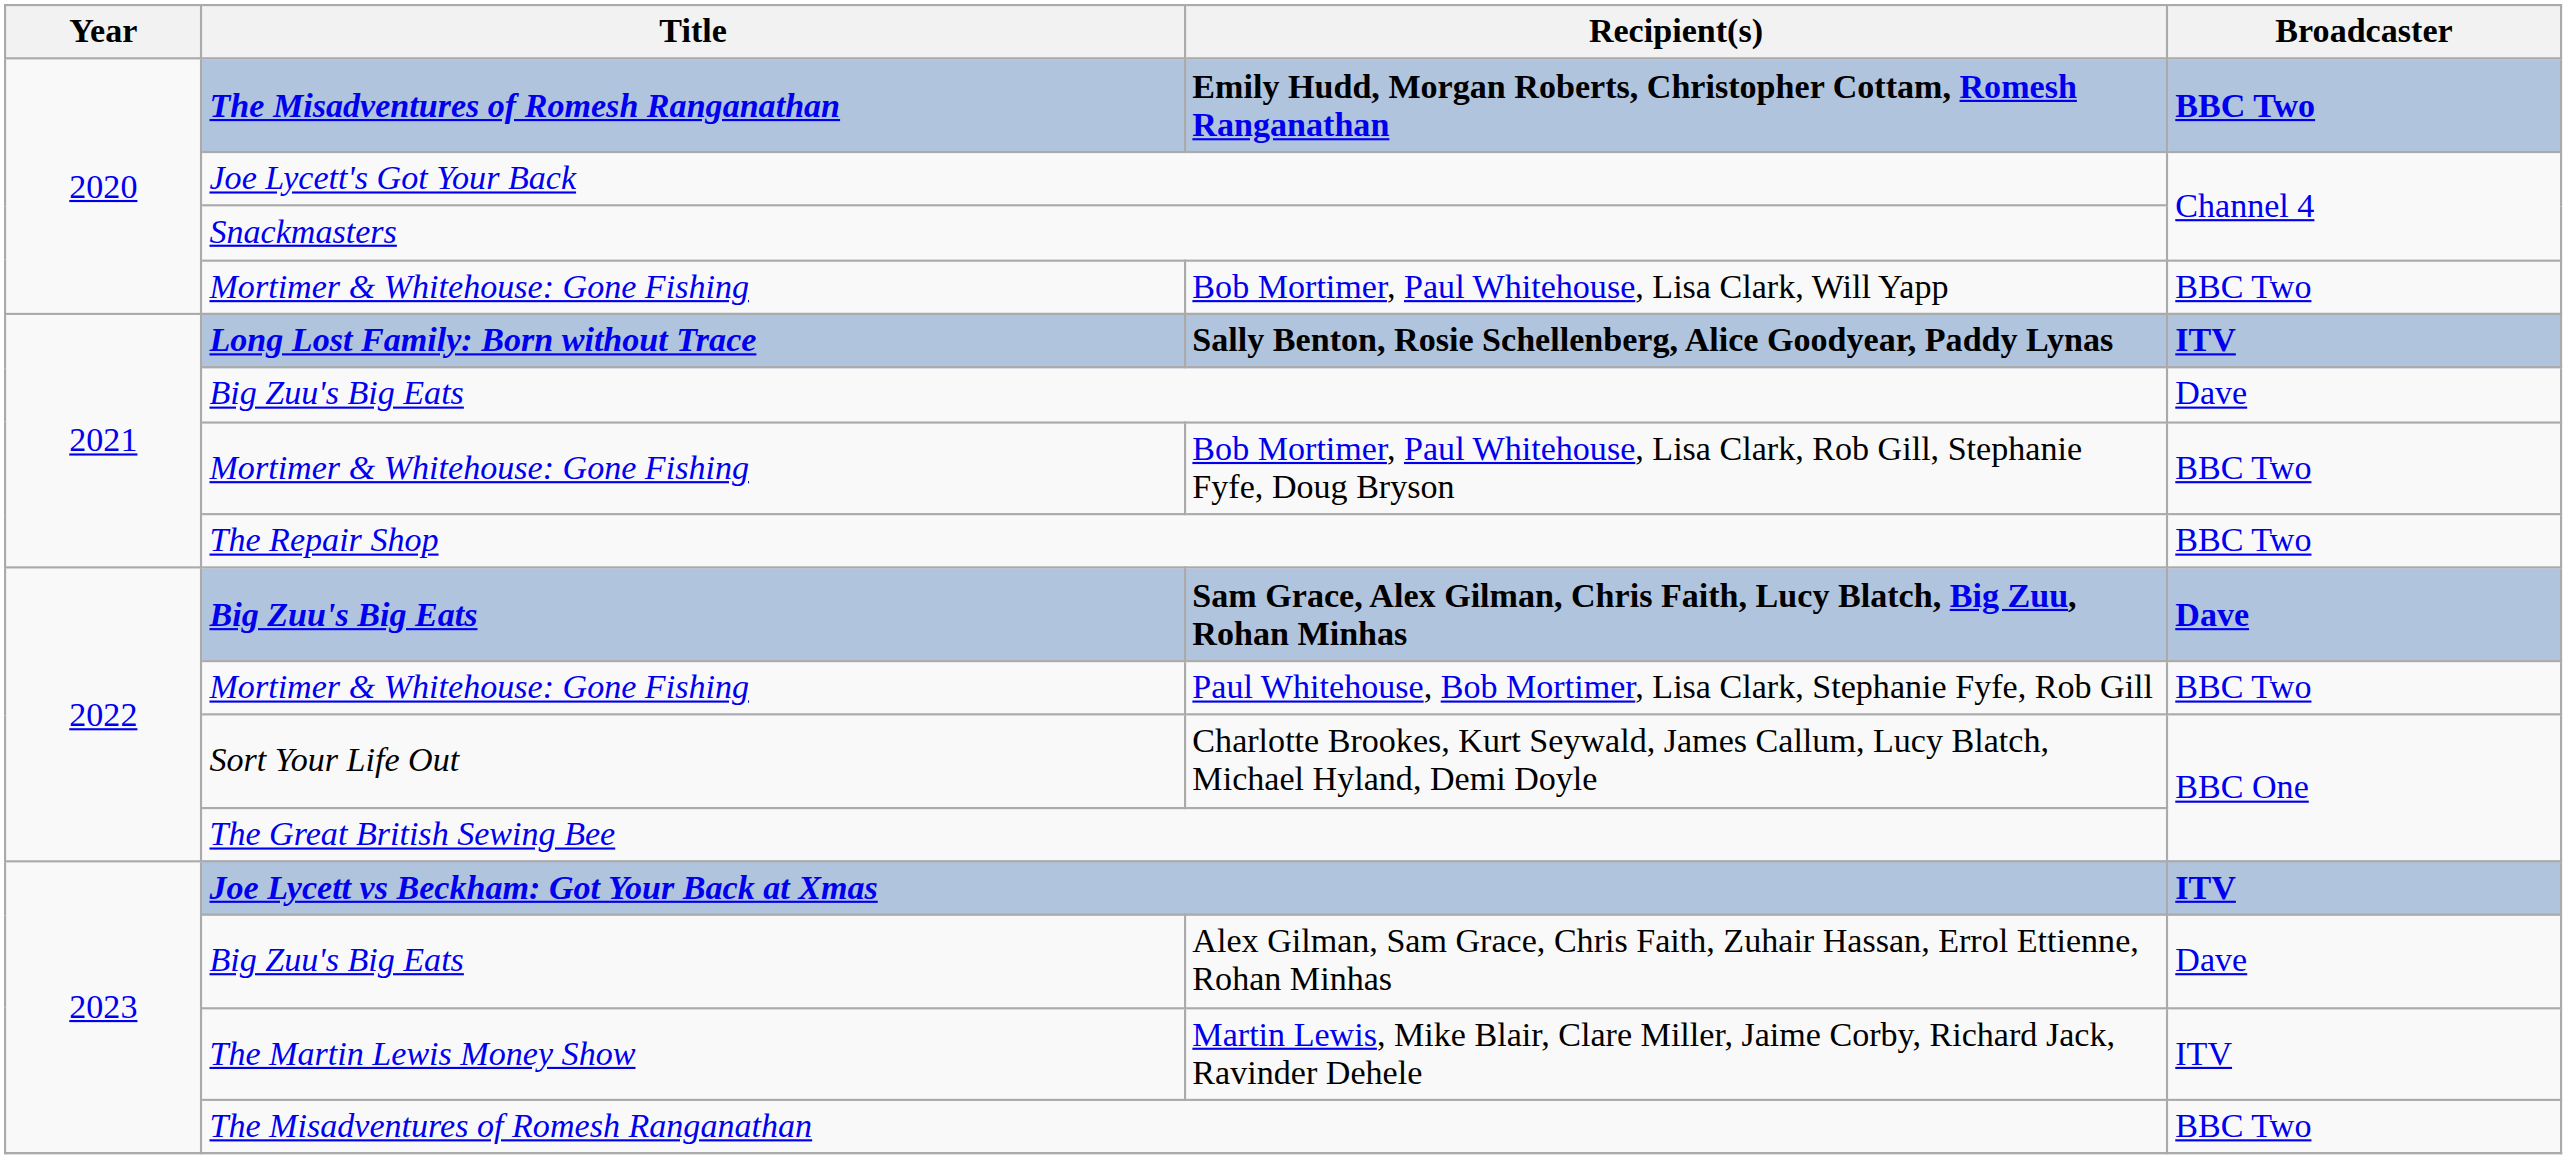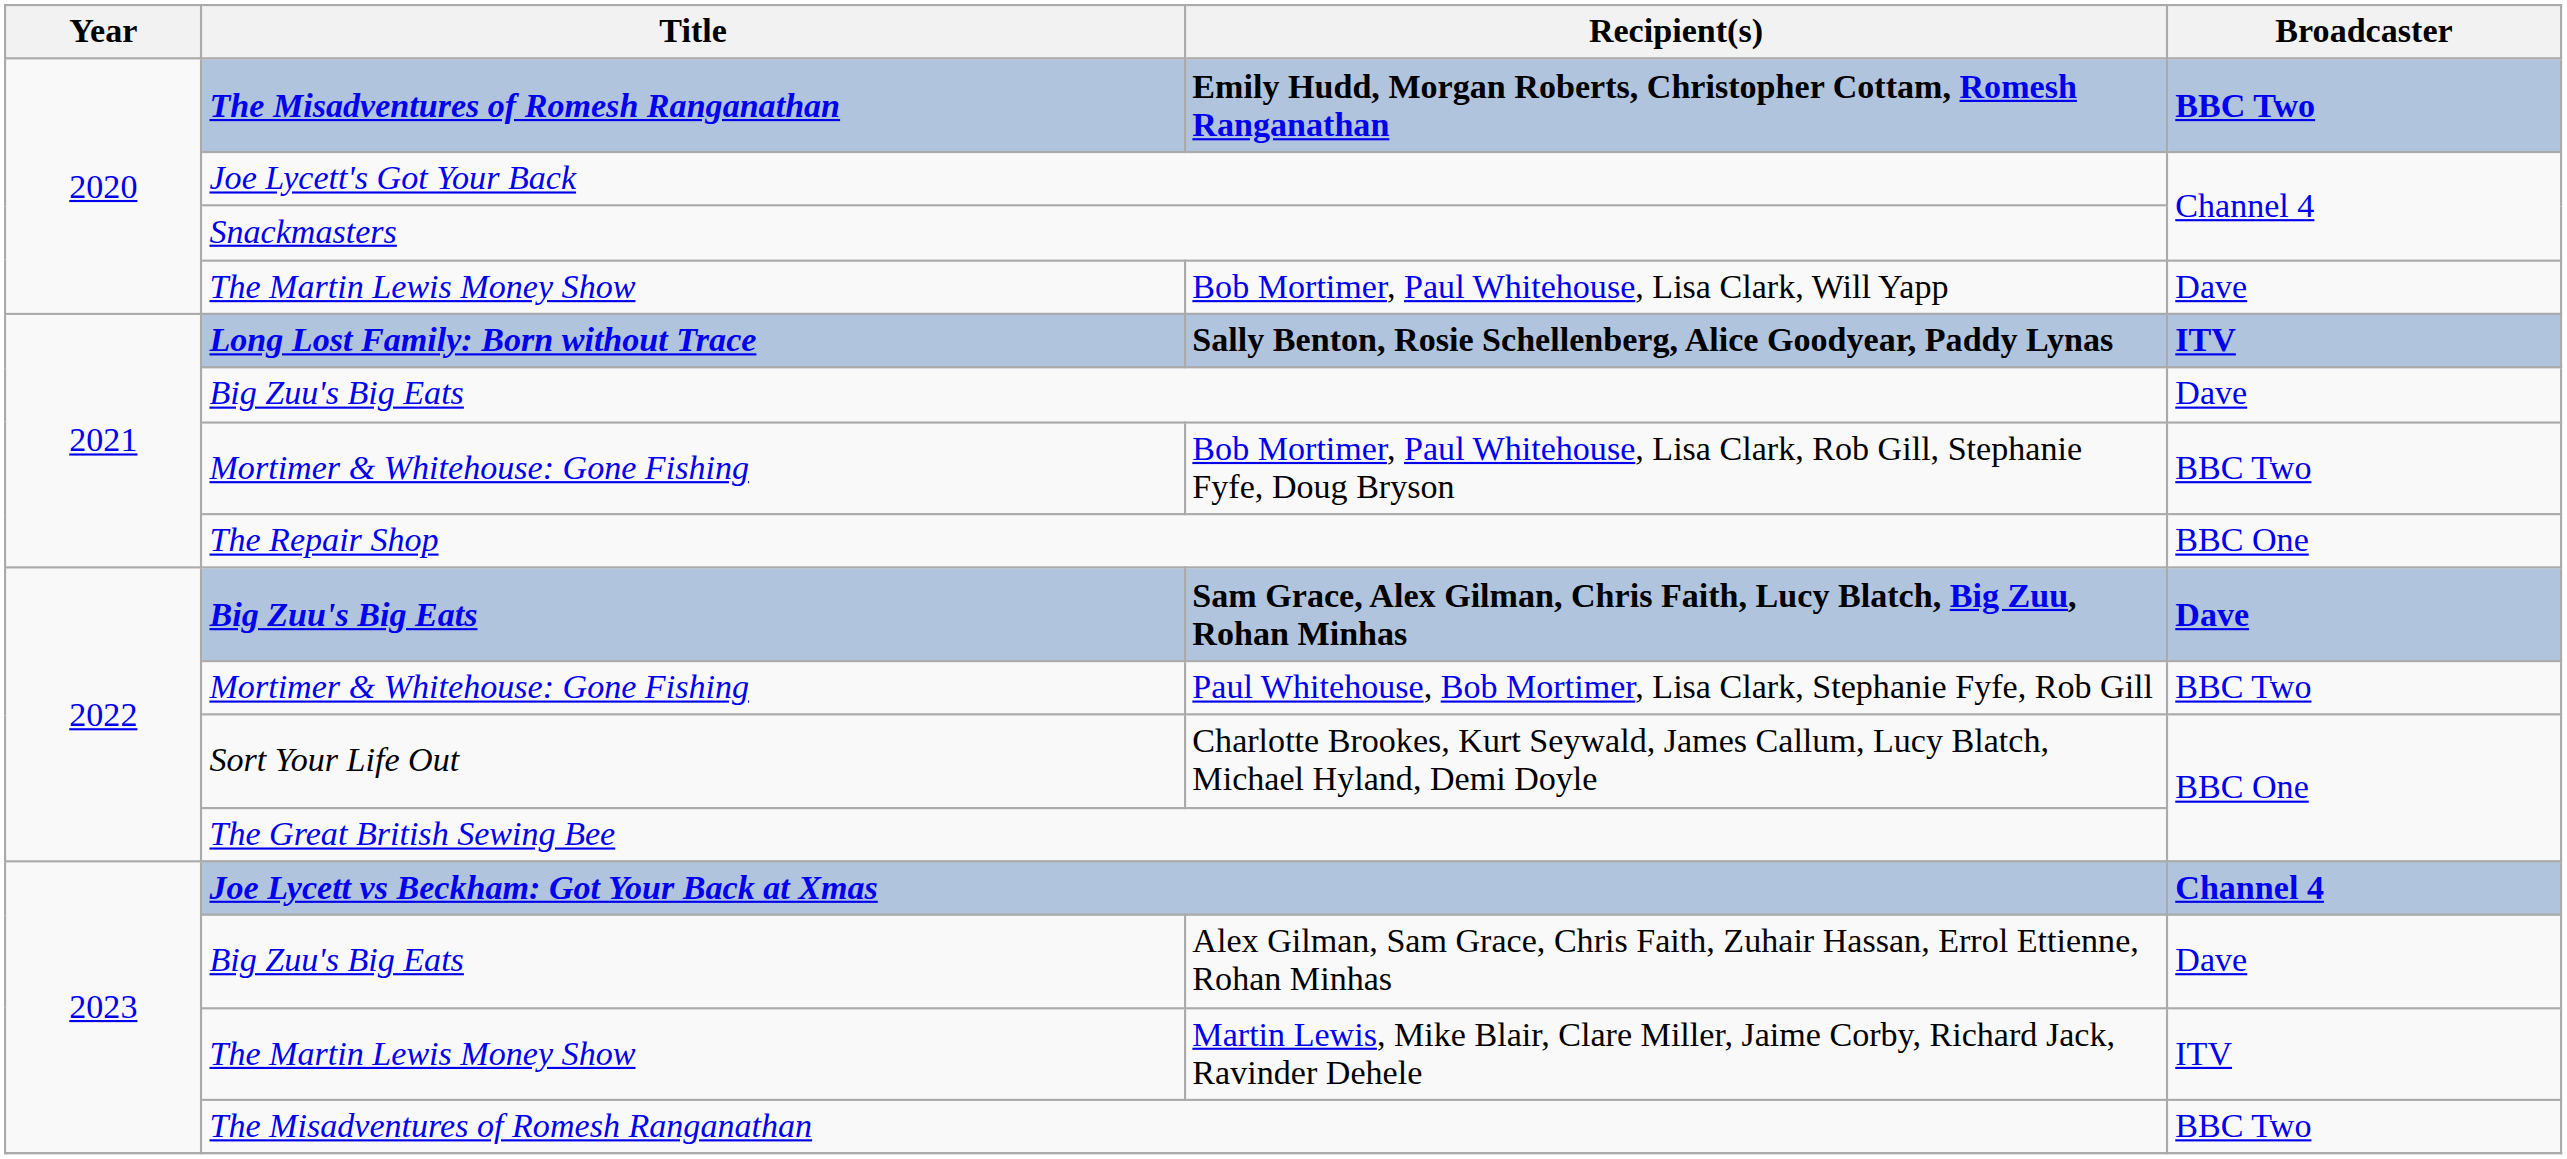(479, 286) Mortimer & Whitehouse: Gone Fishing -> (422, 286) The Martin Lewis Money Show
(2243, 286) BBC Two -> (2211, 286) Dave
(2243, 540) BBC Two -> (2242, 540) BBC One
(2206, 887) ITV -> (2250, 887) Channel 4
